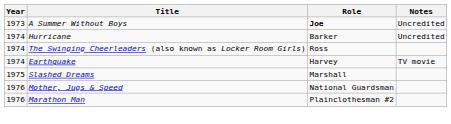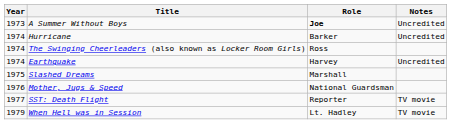(416, 62) TV movie -> (421, 62) Uncredited
- row: (57, 100)
+ row: (69, 100)
+ row: (85, 112)
